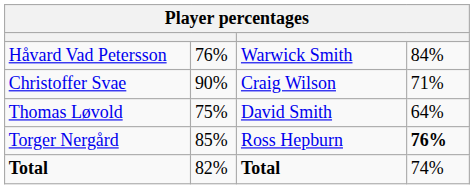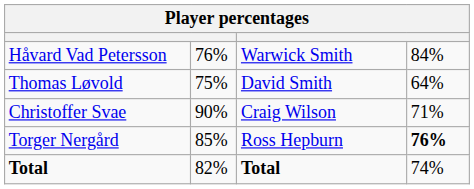rows swapped: (67, 83) <-> (66, 112)
